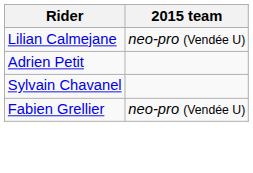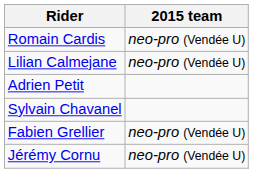+ row: (57, 39)
+ row: (54, 156)
